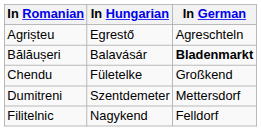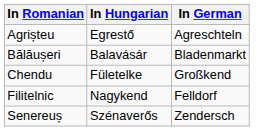(214, 55) bold -> (210, 55) normal
- row: (35, 95)
+ row: (35, 116)
